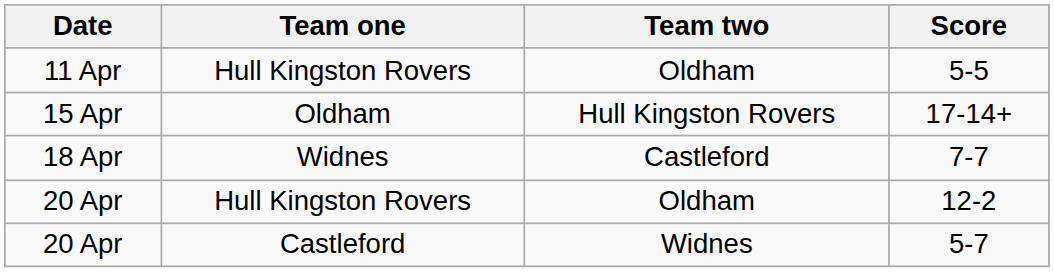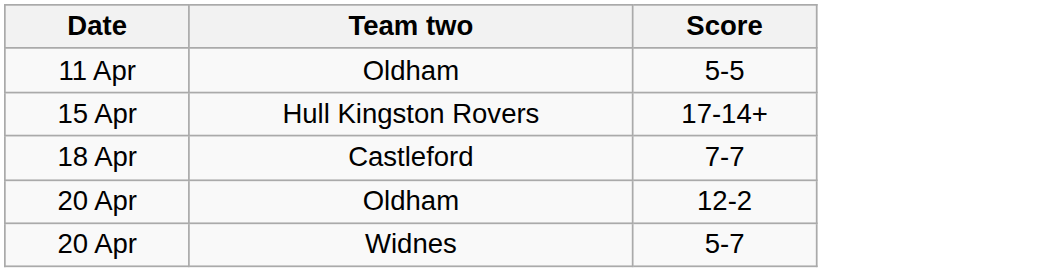- column: (343, 26)
